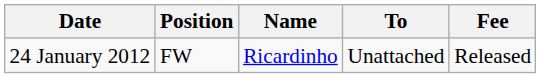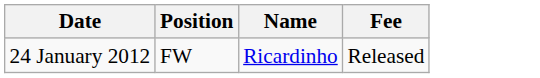- column: (396, 21)
